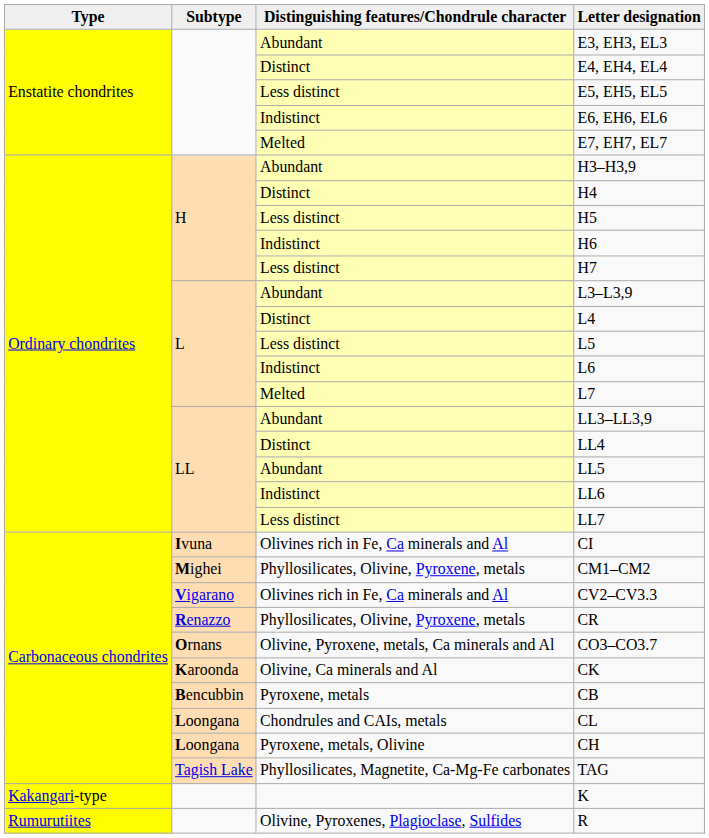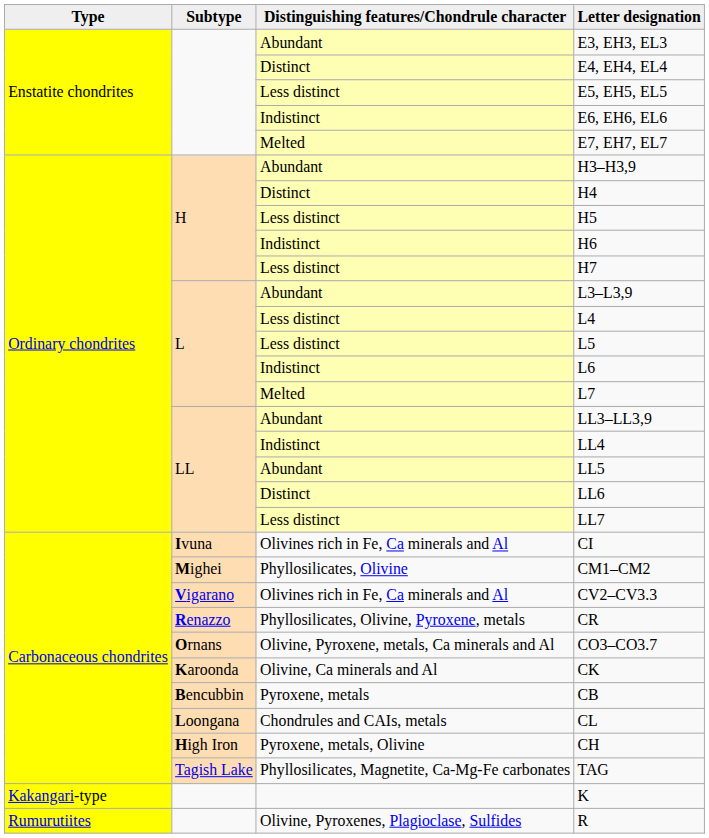(285, 318) Distinct -> (300, 318) Less distinct
(285, 444) Distinct -> (290, 444) Indistinct
(290, 494) Indistinct -> (285, 494) Distinct
(392, 569) Phyllosilicates, Olivine, Pyroxene, metals -> (334, 569) Phyllosilicates, Olivine
(207, 745) Loongana -> (207, 745) High Iron
